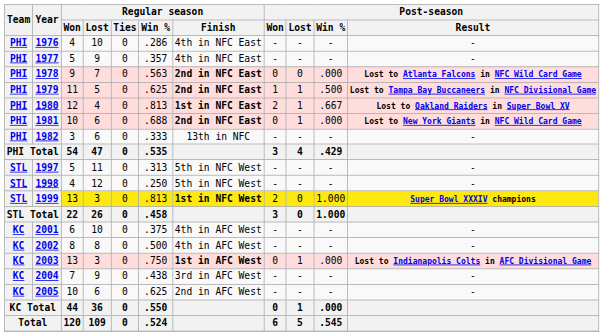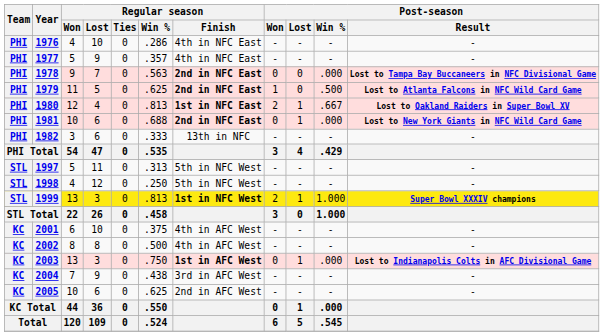(473, 75) Lost to Atlanta Falcons in NFC Wild Card Game -> (473, 75) Lost to Tampa Bay Buccaneers in NFC Divisional Game
(300, 90) 1 -> (300, 90) 0
(473, 90) Lost to Tampa Bay Buccaneers in NFC Divisional Game -> (473, 90) Lost to Atlanta Falcons in NFC Wild Card Game
(300, 199) 0 -> (300, 199) 1
